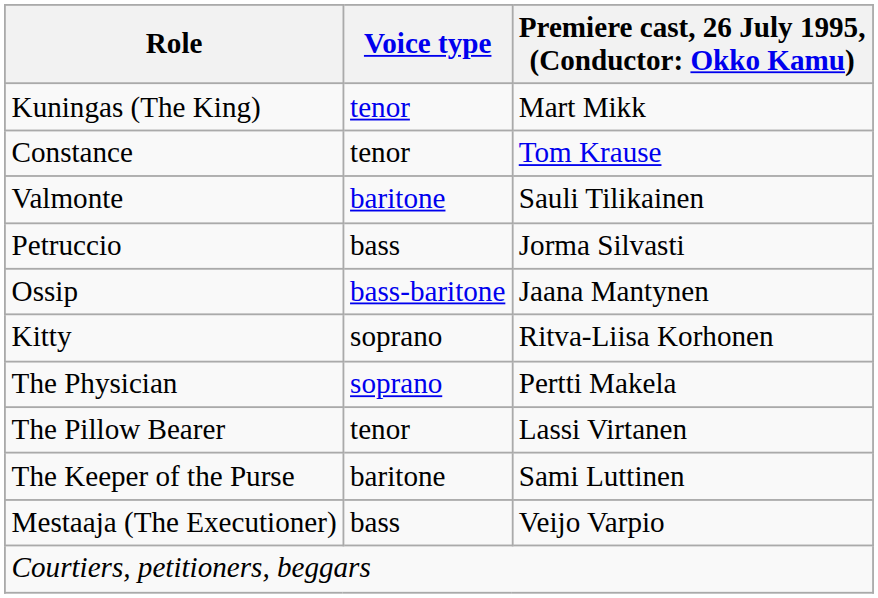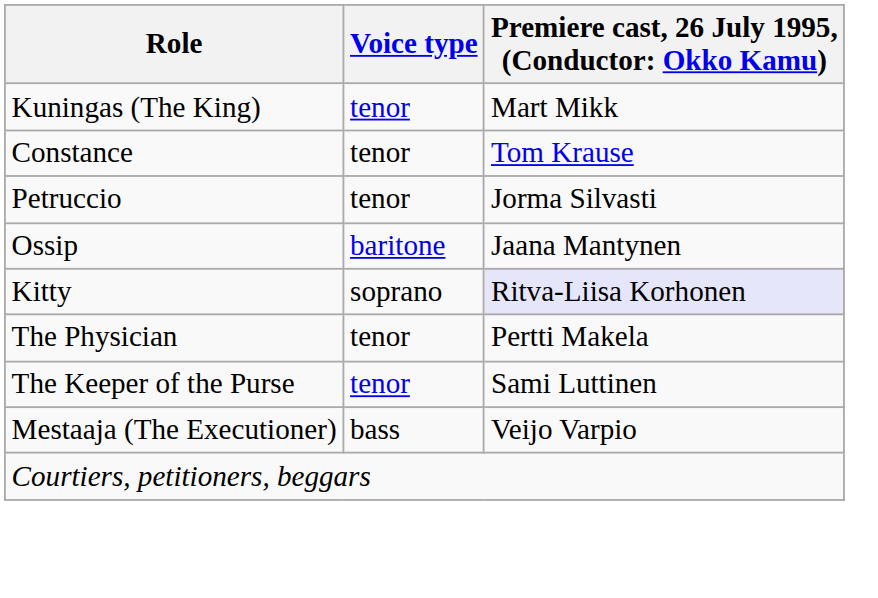- row: (67, 198)
(375, 245) bass -> (380, 198) tenor
(428, 291) bass-baritone -> (398, 245) baritone
(646, 337) no background -> (618, 291) lavender background
(396, 383) soprano -> (380, 337) tenor
- row: (118, 429)
(398, 475) baritone -> (380, 383) tenor
